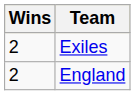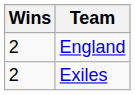rows swapped: (84, 47) <-> (92, 75)
